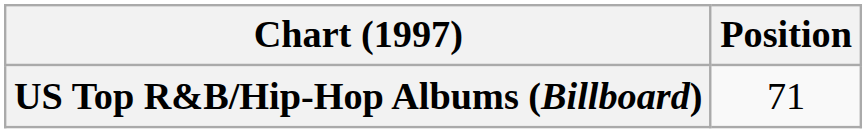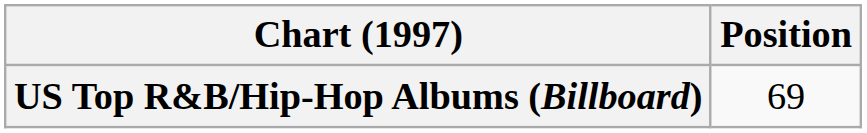(786, 95) 71 -> (786, 95) 69
